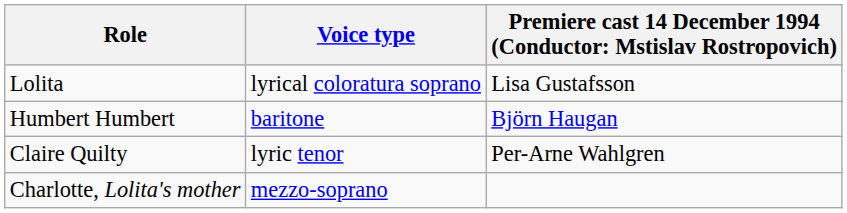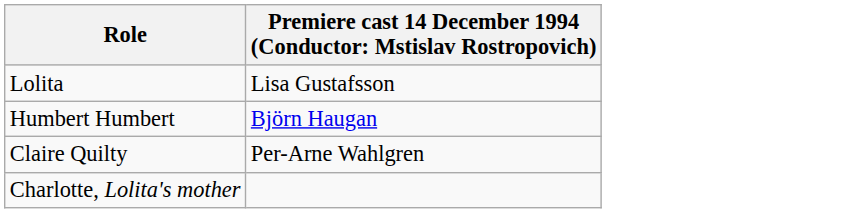- column: (366, 34)
